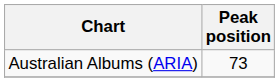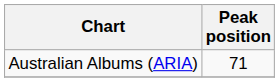(238, 63) 73 -> (238, 63) 71
